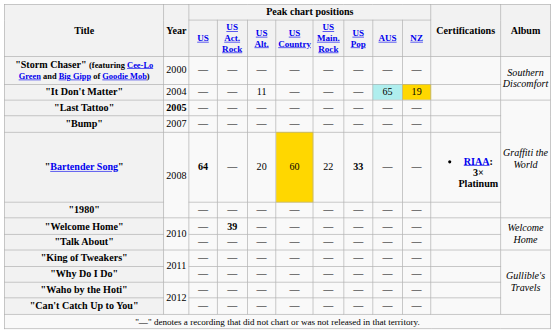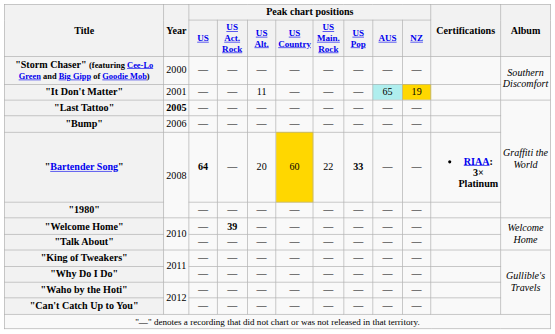(176, 92) 2004 -> (176, 92) 2001
(176, 124) 2007 -> (176, 124) 2006
